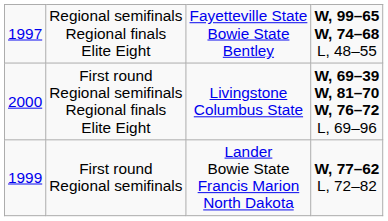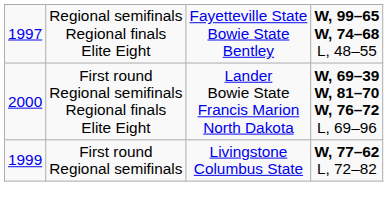(248, 101) Livingstone Columbus State -> (248, 101) Lander Bowie State Francis Marion North Dakota
(248, 177) Lander Bowie State Francis Marion North Dakota -> (248, 160) Livingstone Columbus State
